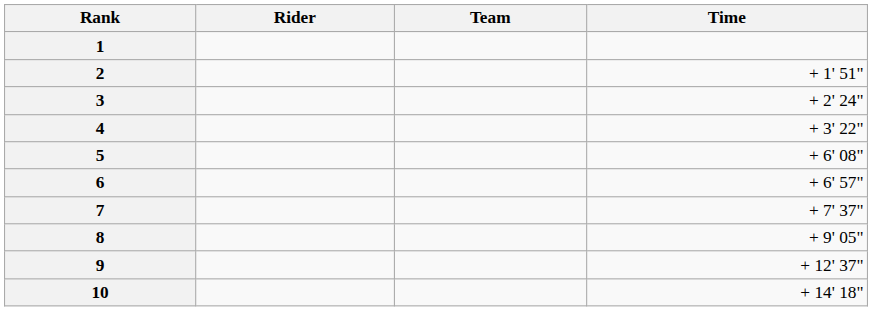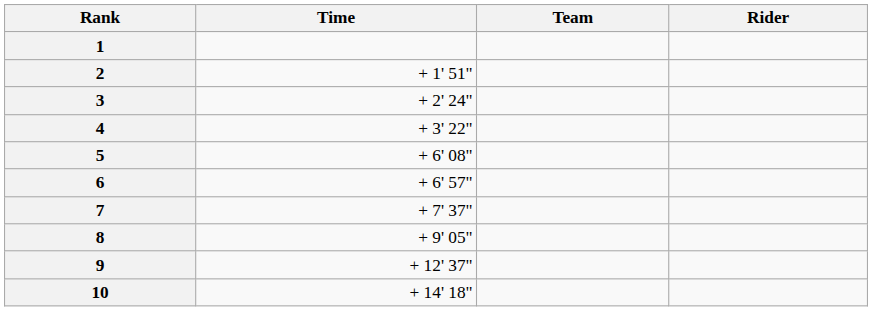columns swapped: (295, 18) <-> (727, 18)
